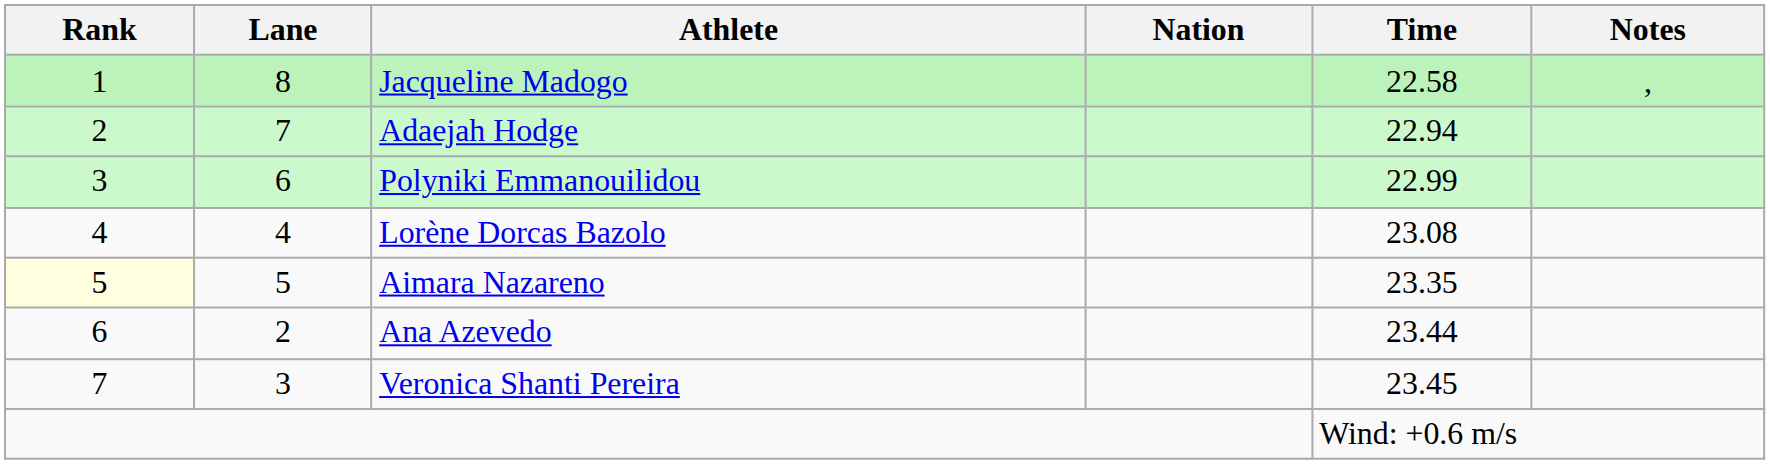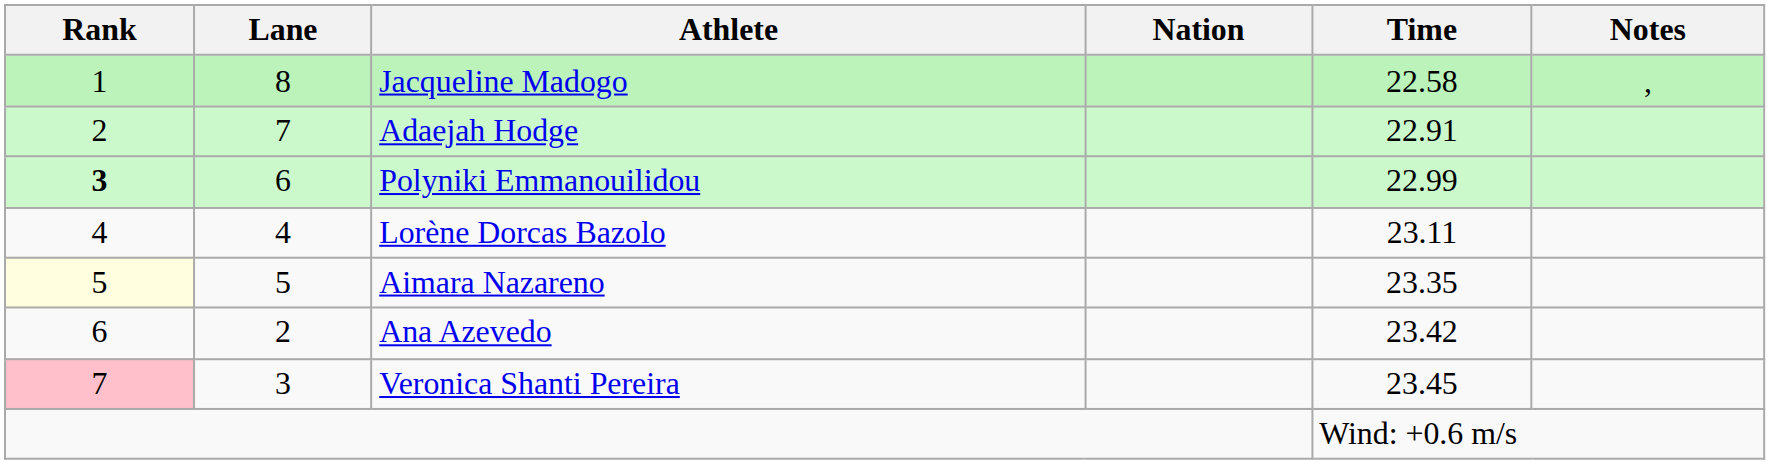(1422, 130) 22.94 -> (1422, 130) 22.91
(100, 181) normal -> (100, 181) bold
(1422, 231) 23.08 -> (1422, 231) 23.11
(1422, 332) 23.44 -> (1422, 332) 23.42
(100, 383) no background -> (100, 383) pink background
